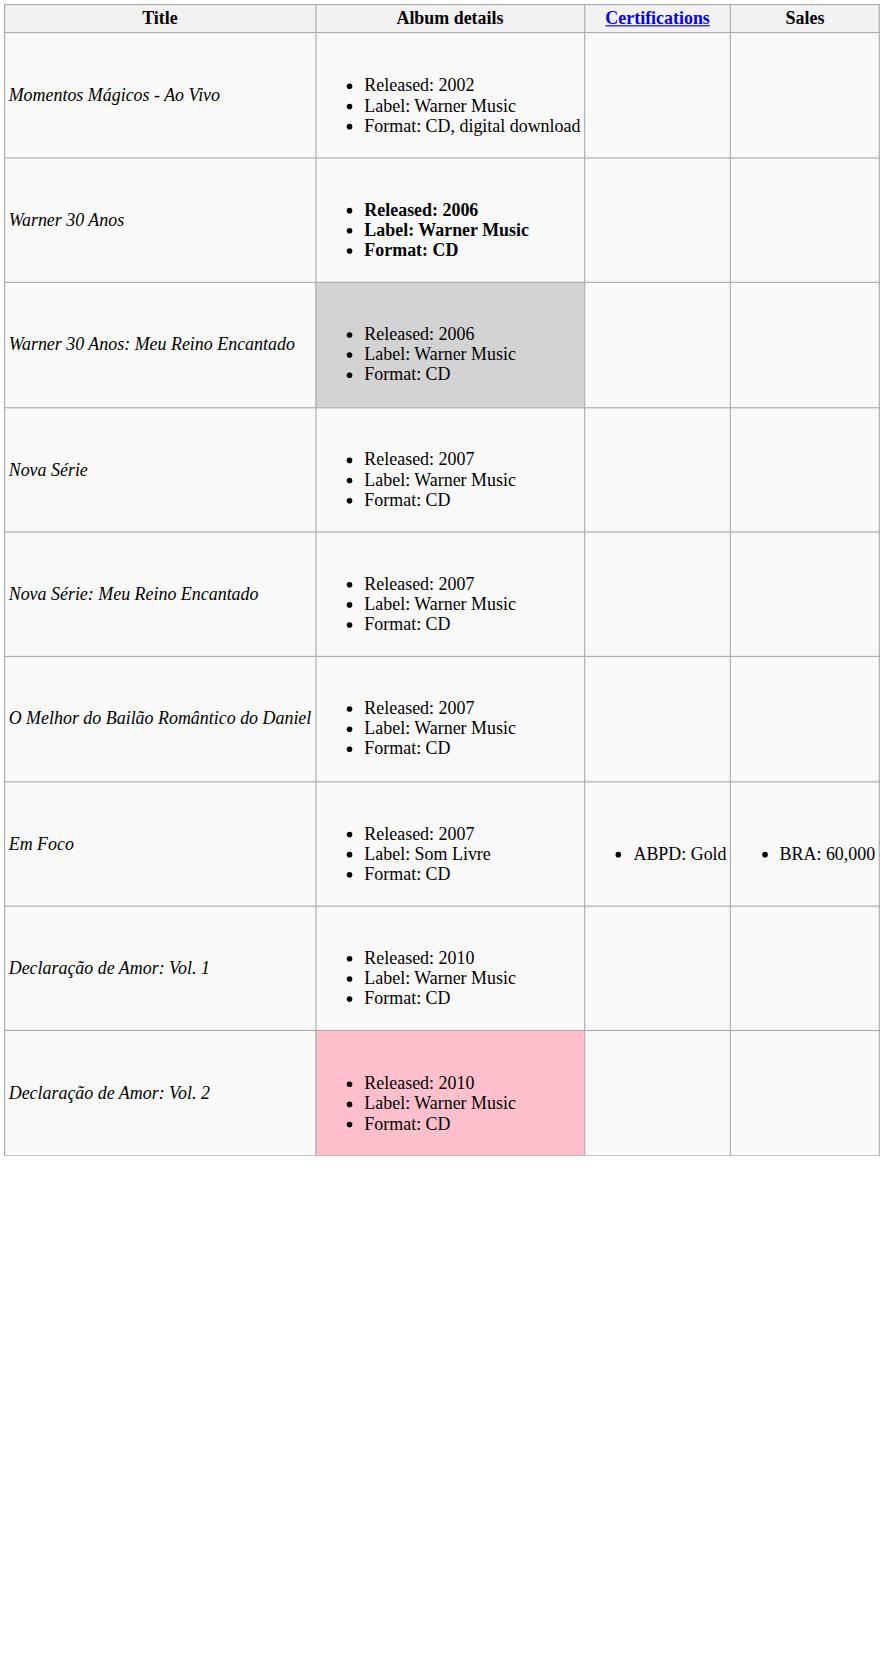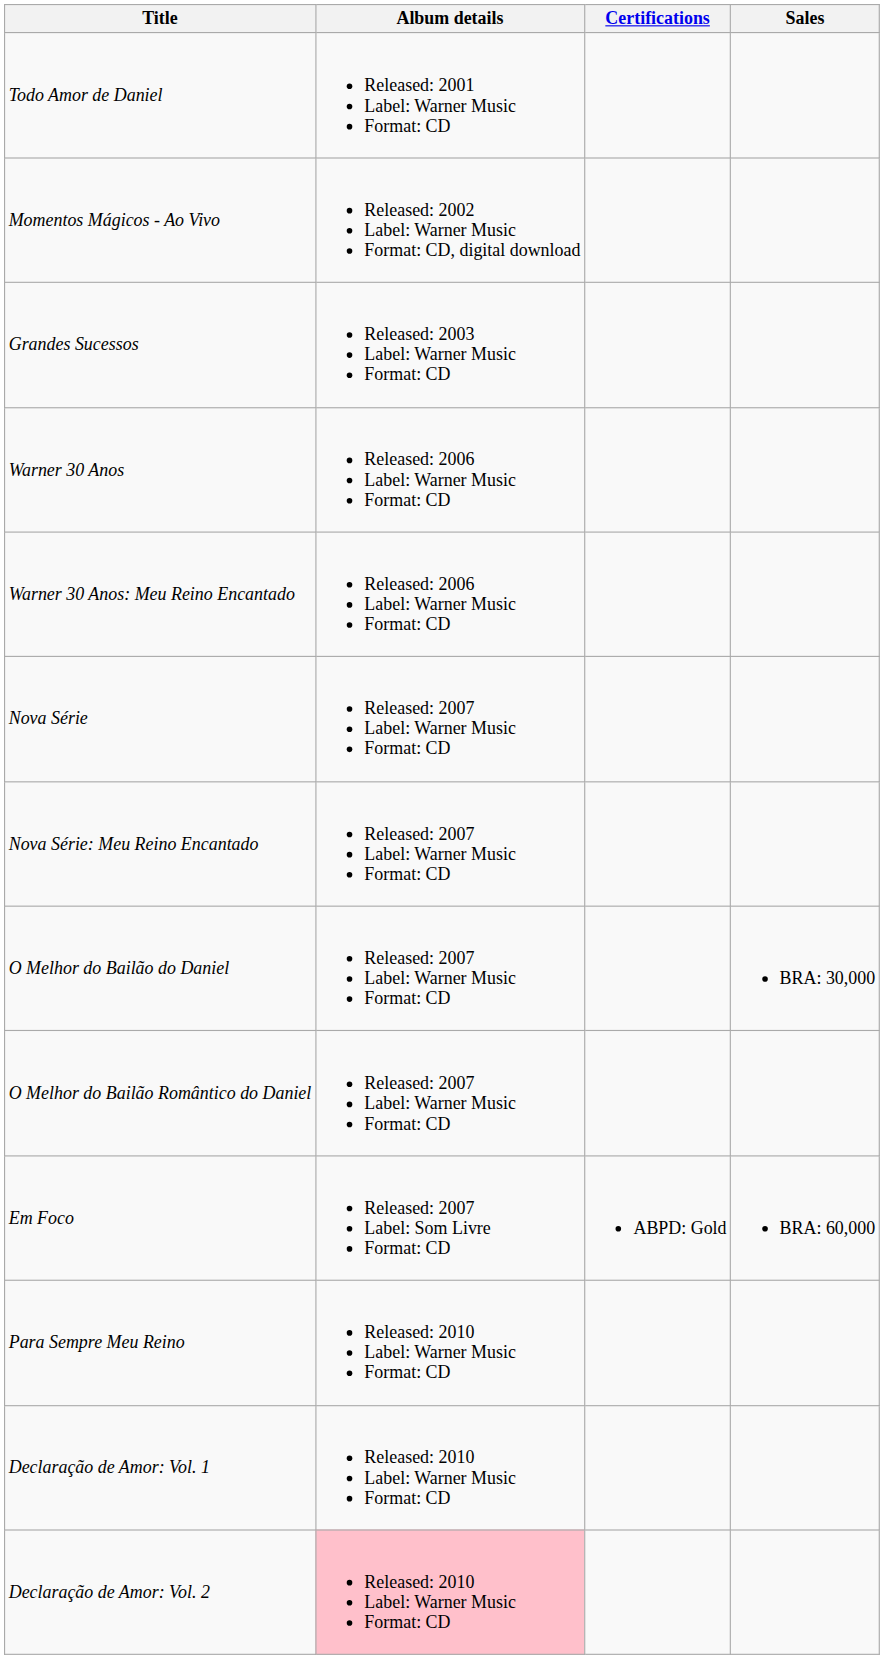+ row: (86, 95)
+ row: (74, 344)
(450, 230) bold -> (450, 480) normal
(450, 355) lightgrey background -> (450, 604) no background
+ row: (119, 968)
+ row: (97, 1342)
